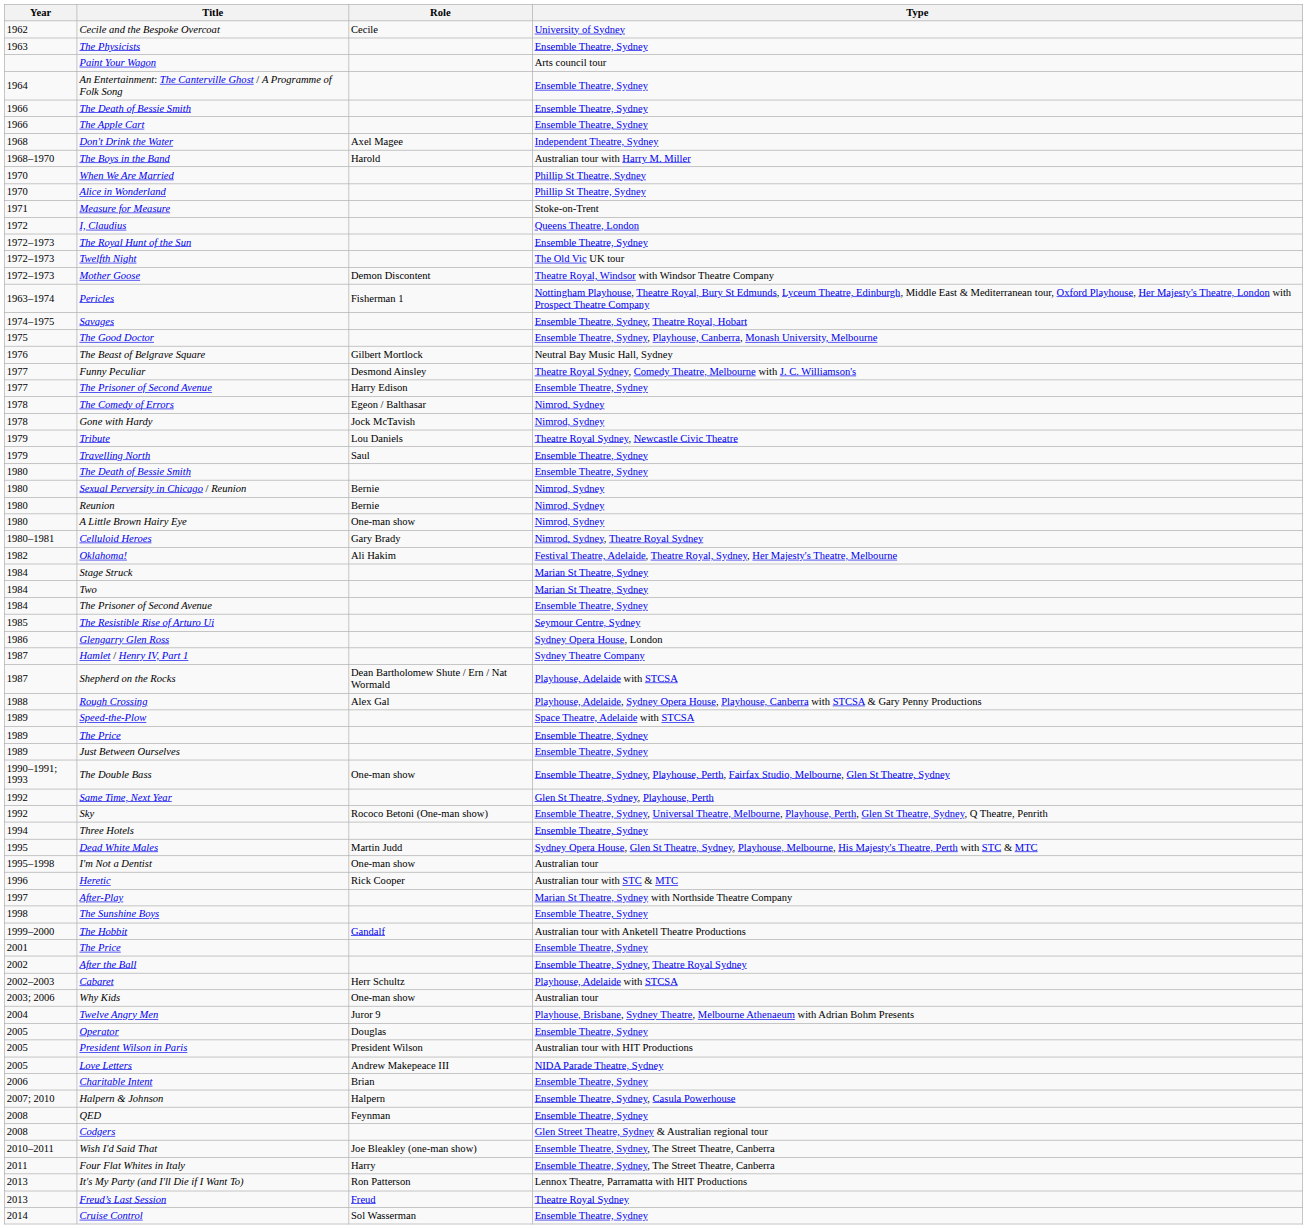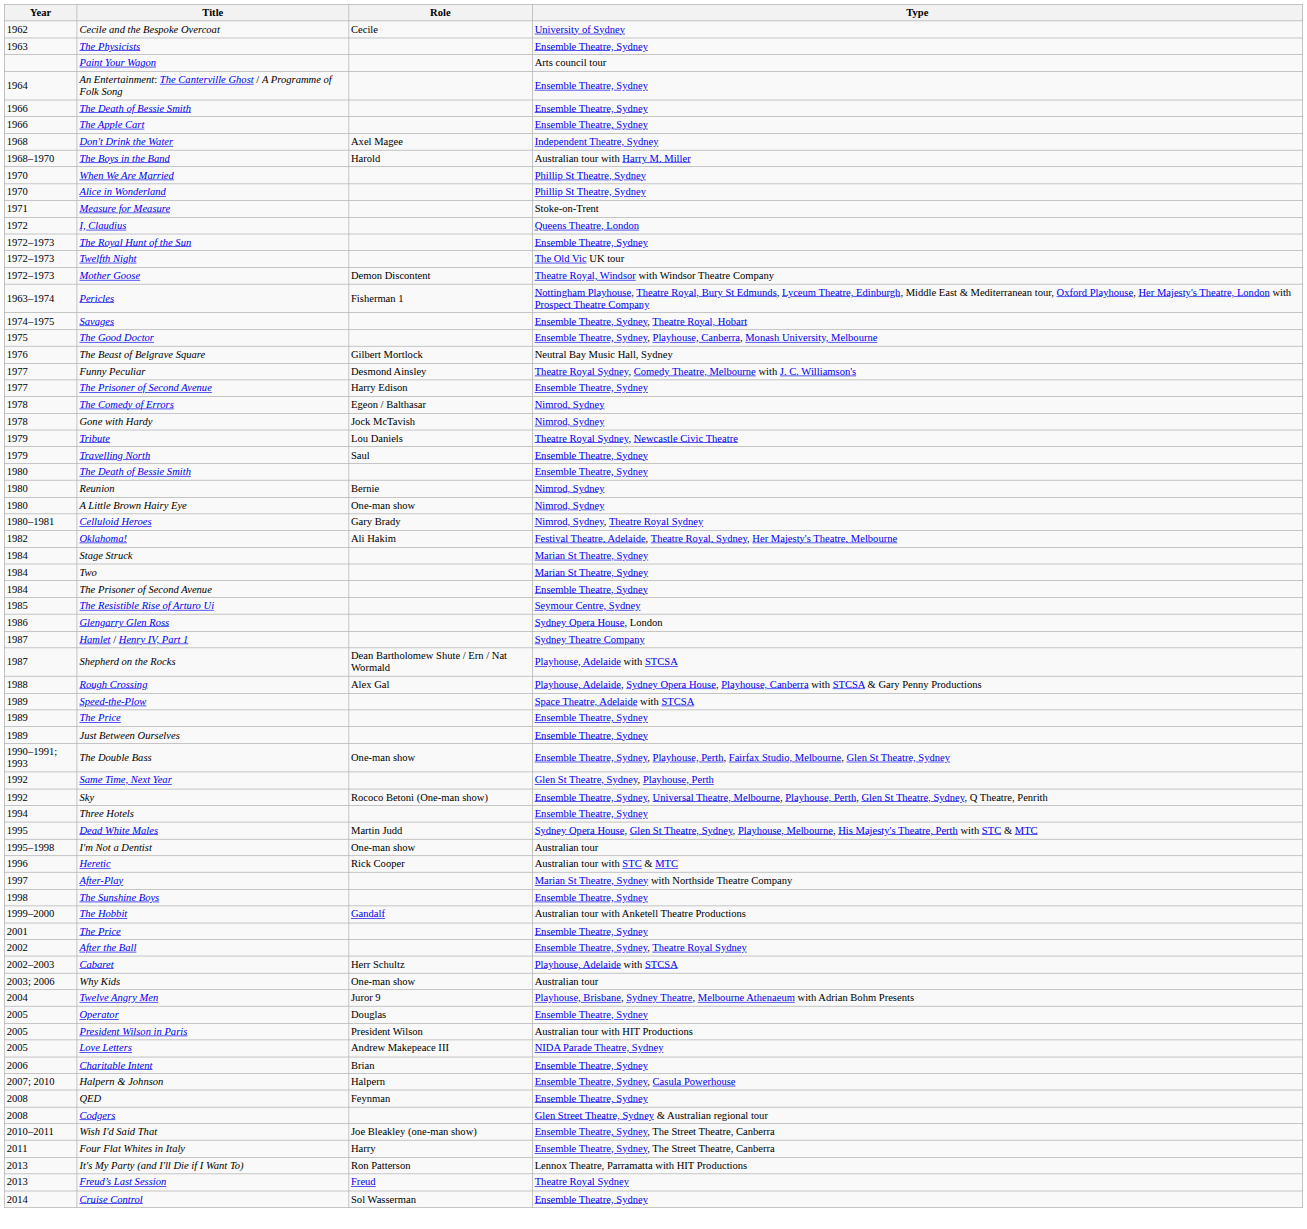- row: (17, 488)
